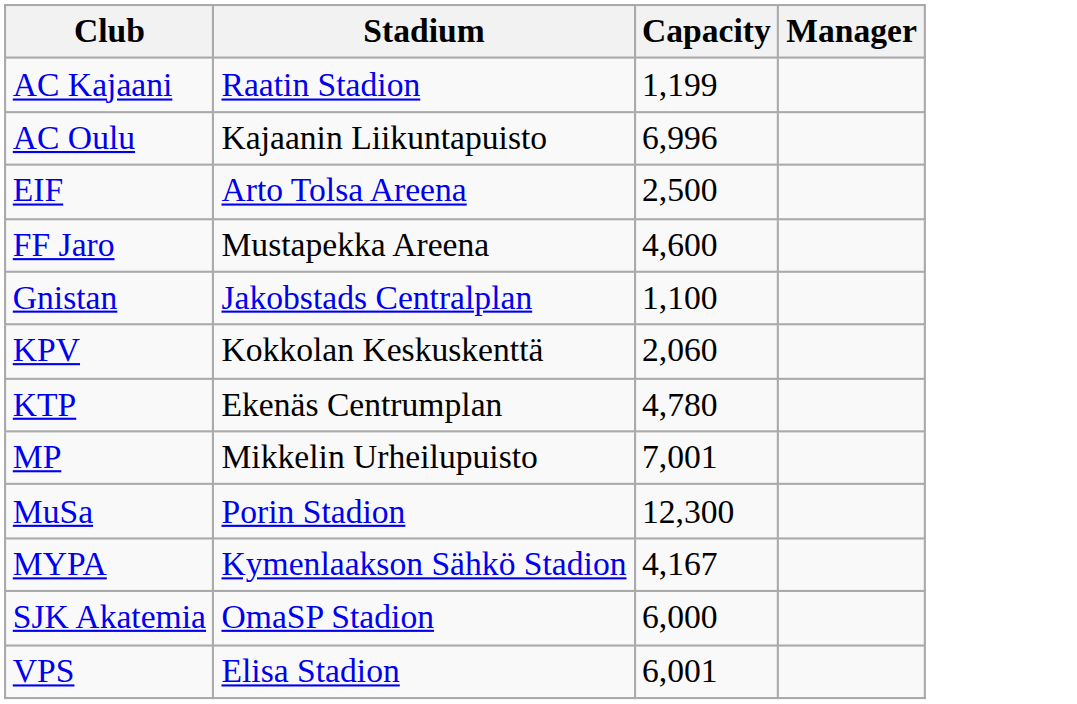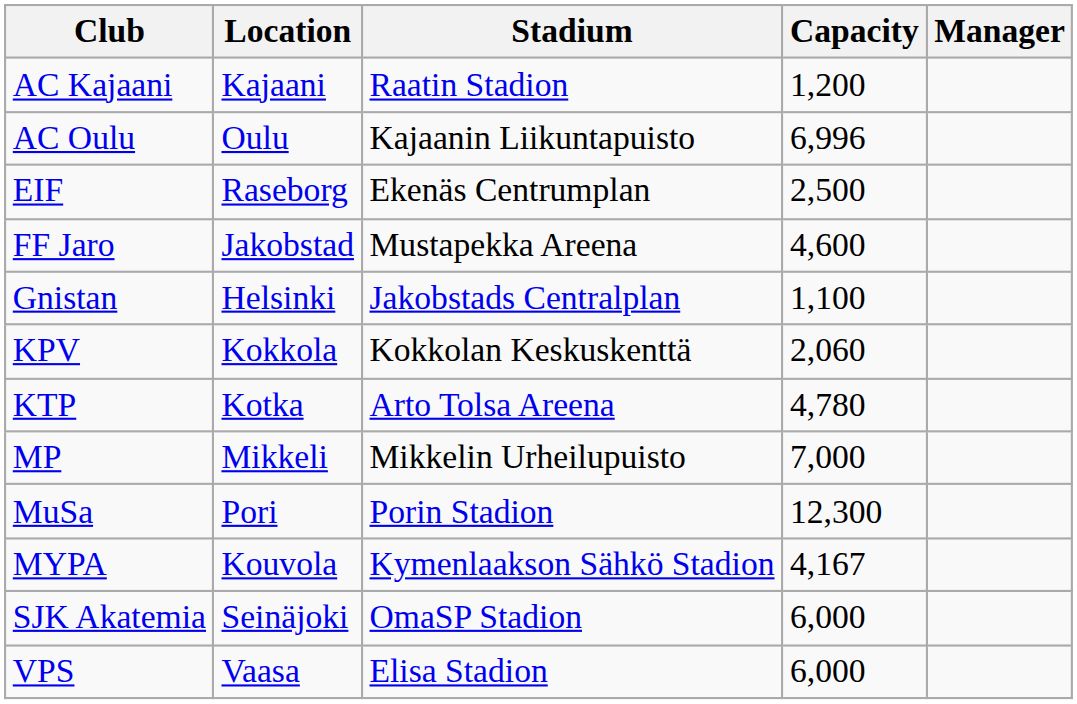+ column: (288, 31)
(680, 84) 1,199 -> (828, 84) 1,200
(344, 191) Arto Tolsa Areena -> (510, 191) Ekenäs Centrumplan
(362, 404) Ekenäs Centrumplan -> (492, 404) Arto Tolsa Areena
(680, 457) 7,001 -> (828, 457) 7,000
(680, 670) 6,001 -> (828, 670) 6,000
